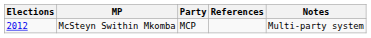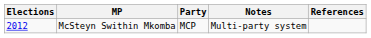columns swapped: (316, 12) <-> (237, 12)
